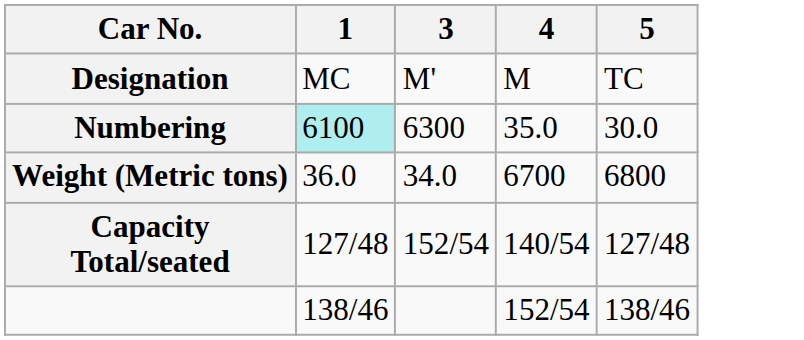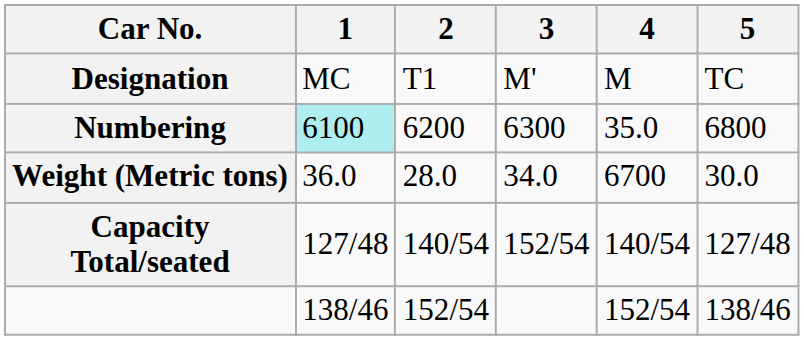+ column: (446, 29)
(631, 127) 30.0 -> (736, 127) 6800
(635, 176) 6800 -> (732, 176) 30.0
